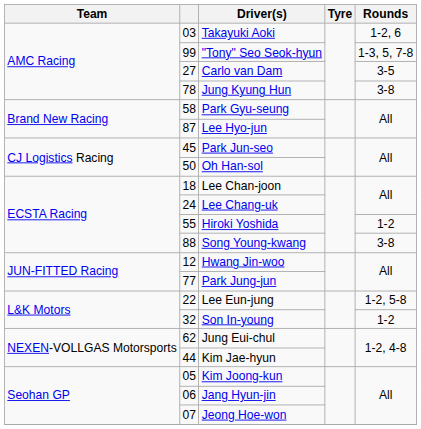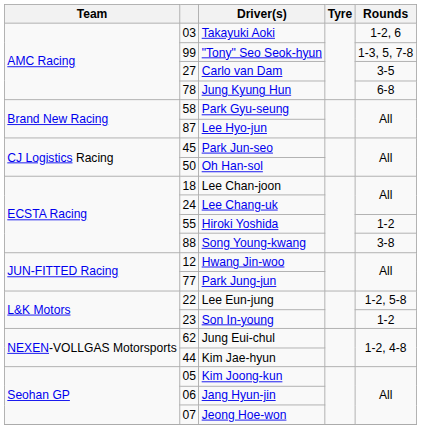(386, 90) 3-8 -> (386, 90) 6-8
(189, 319) 32 -> (189, 319) 23
